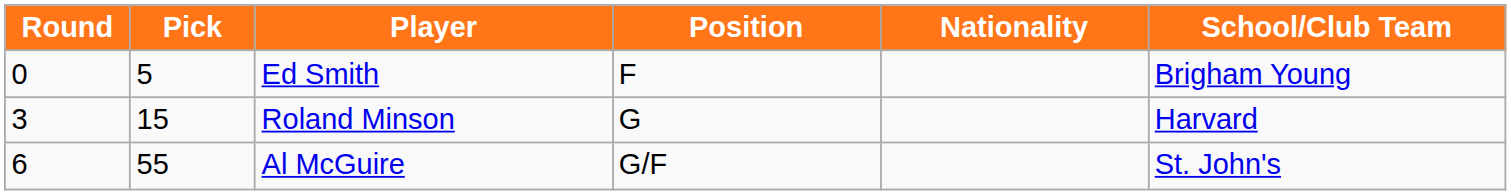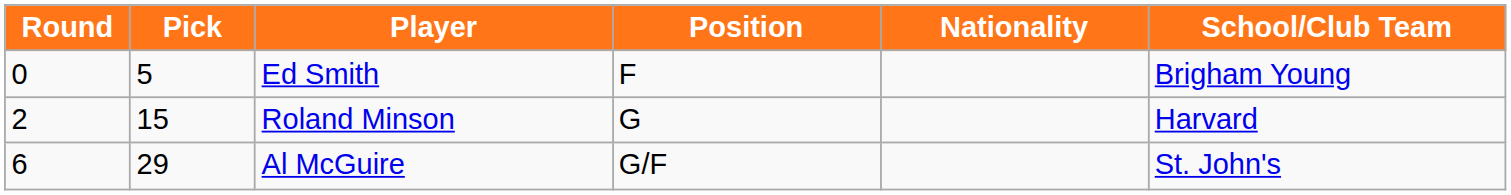(20, 119) 3 -> (20, 119) 2
(153, 165) 55 -> (153, 165) 29
